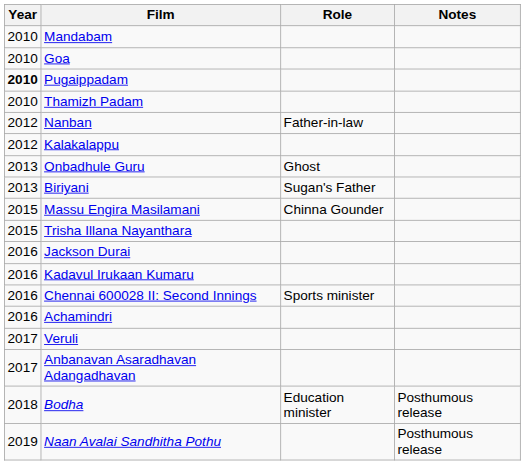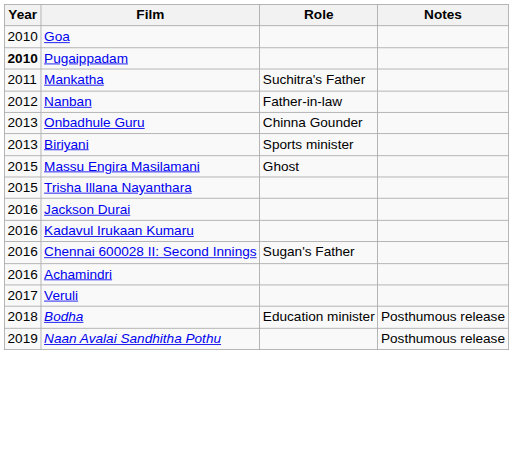- row: (78, 36)
- row: (94, 101)
+ row: (74, 79)
- row: (82, 144)
(302, 166) Ghost -> (313, 123) Chinna Gounder
(330, 187) Sugan's Father -> (308, 144) Sports minister
(334, 209) Chinna Gounder -> (281, 166) Ghost
(329, 295) Sports minister -> (309, 252) Sugan's Father
- row: (120, 368)
